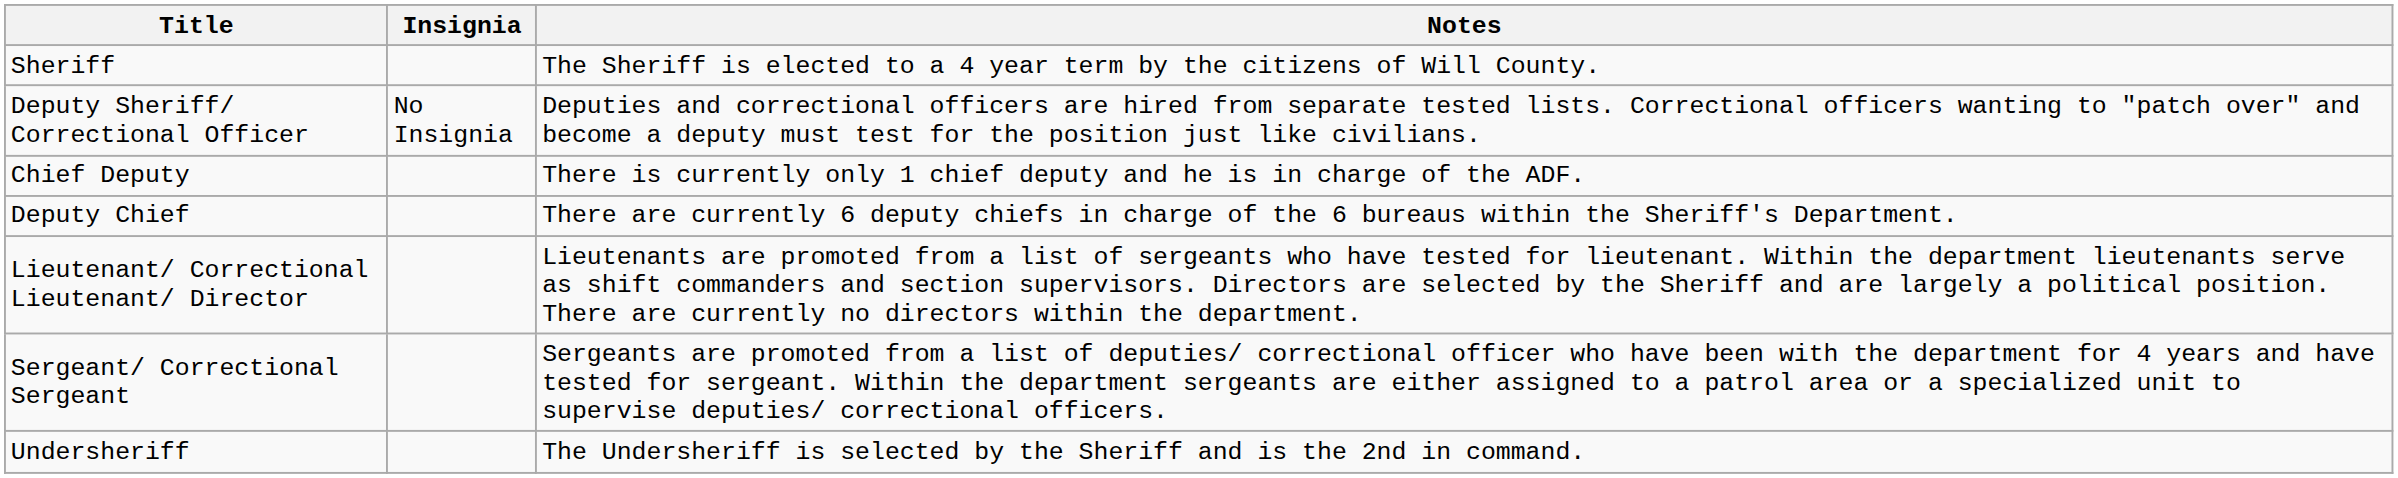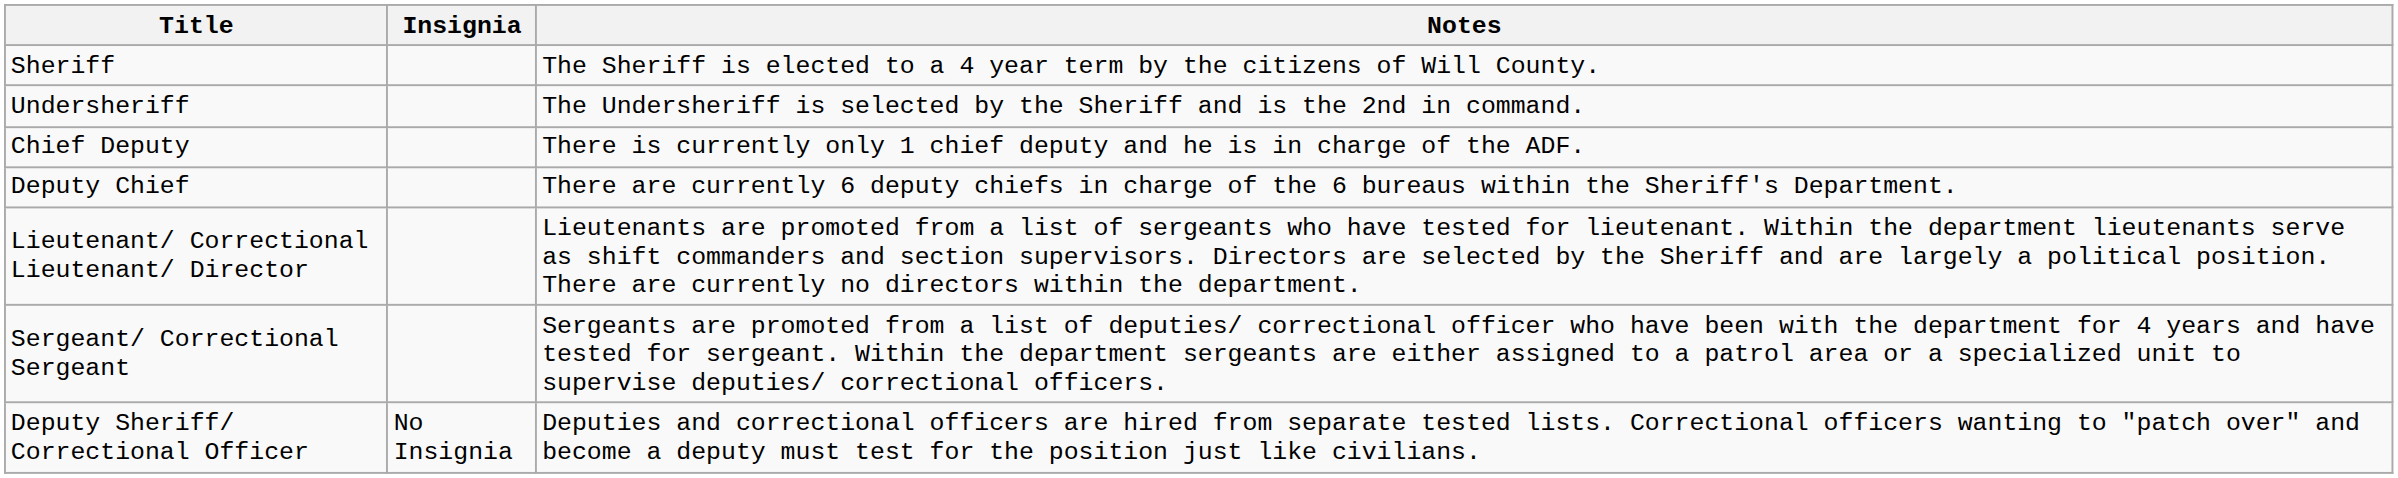rows swapped: (100, 452) <-> (160, 120)
